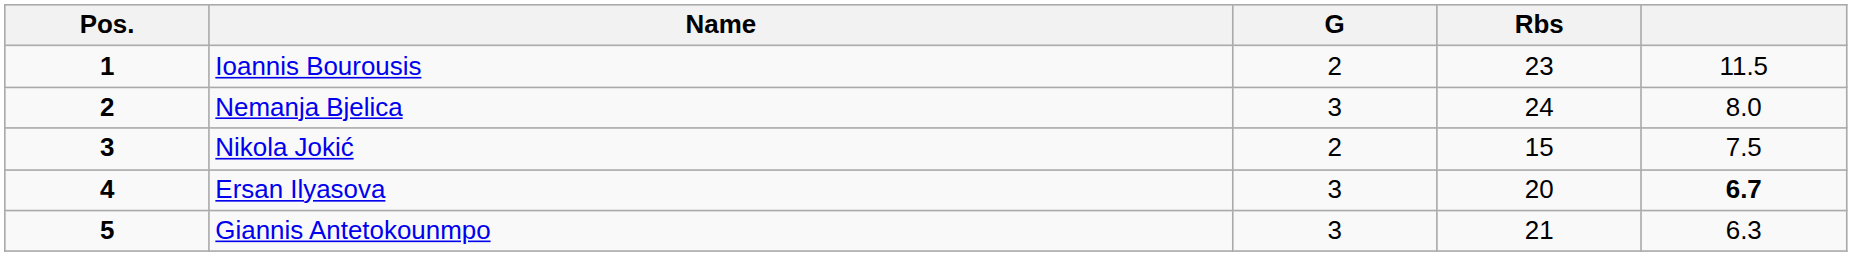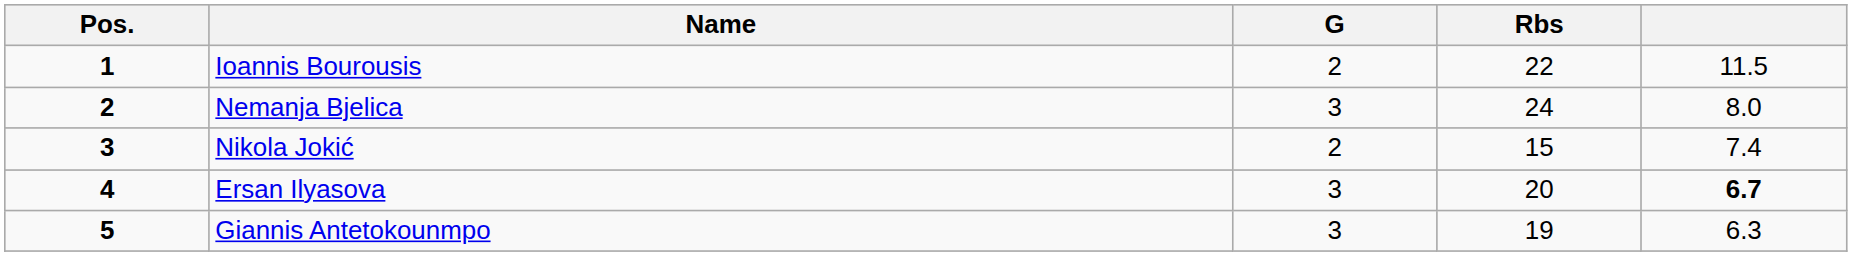(1539, 66) 23 -> (1539, 66) 22
(1744, 148) 7.5 -> (1744, 148) 7.4
(1539, 230) 21 -> (1539, 230) 19
